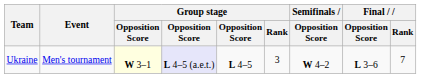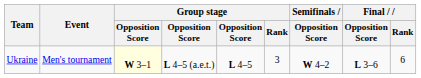(189, 65) lavender background -> (189, 65) no background
(403, 60) 7 -> (403, 60) 6
